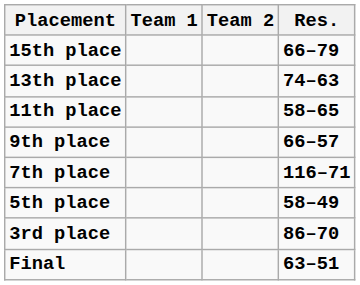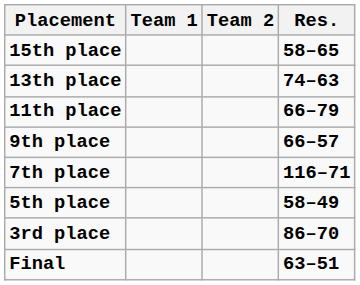(311, 50) 66–79 -> (311, 50) 58–65
(311, 112) 58–65 -> (311, 112) 66–79
